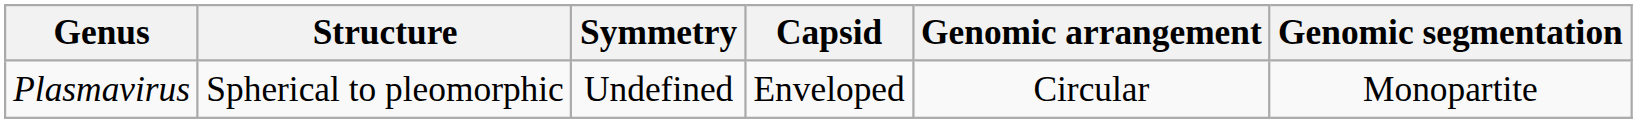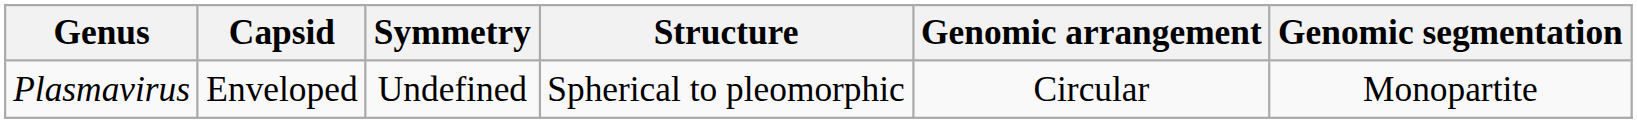columns swapped: (385, 32) <-> (829, 32)
